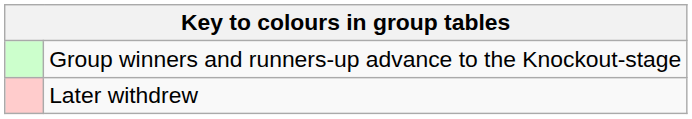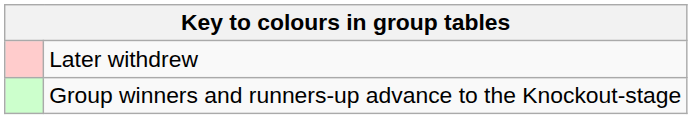rows swapped: (365, 58) <-> (124, 95)
